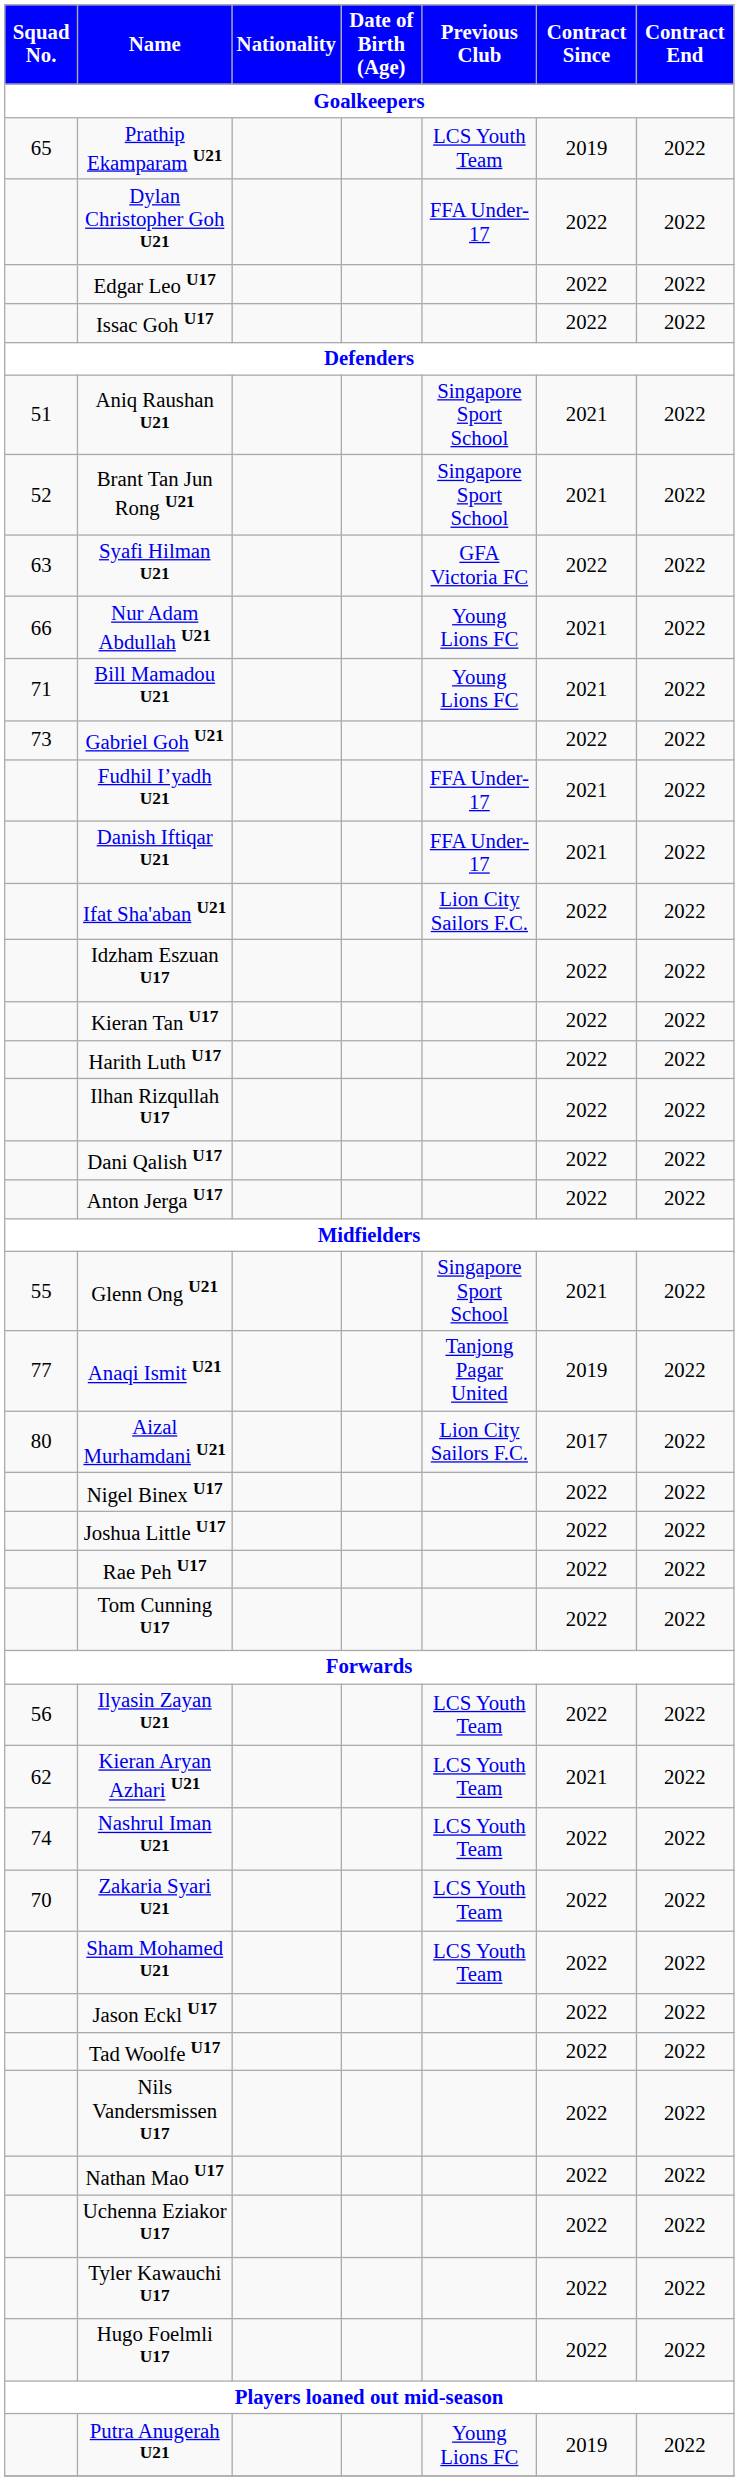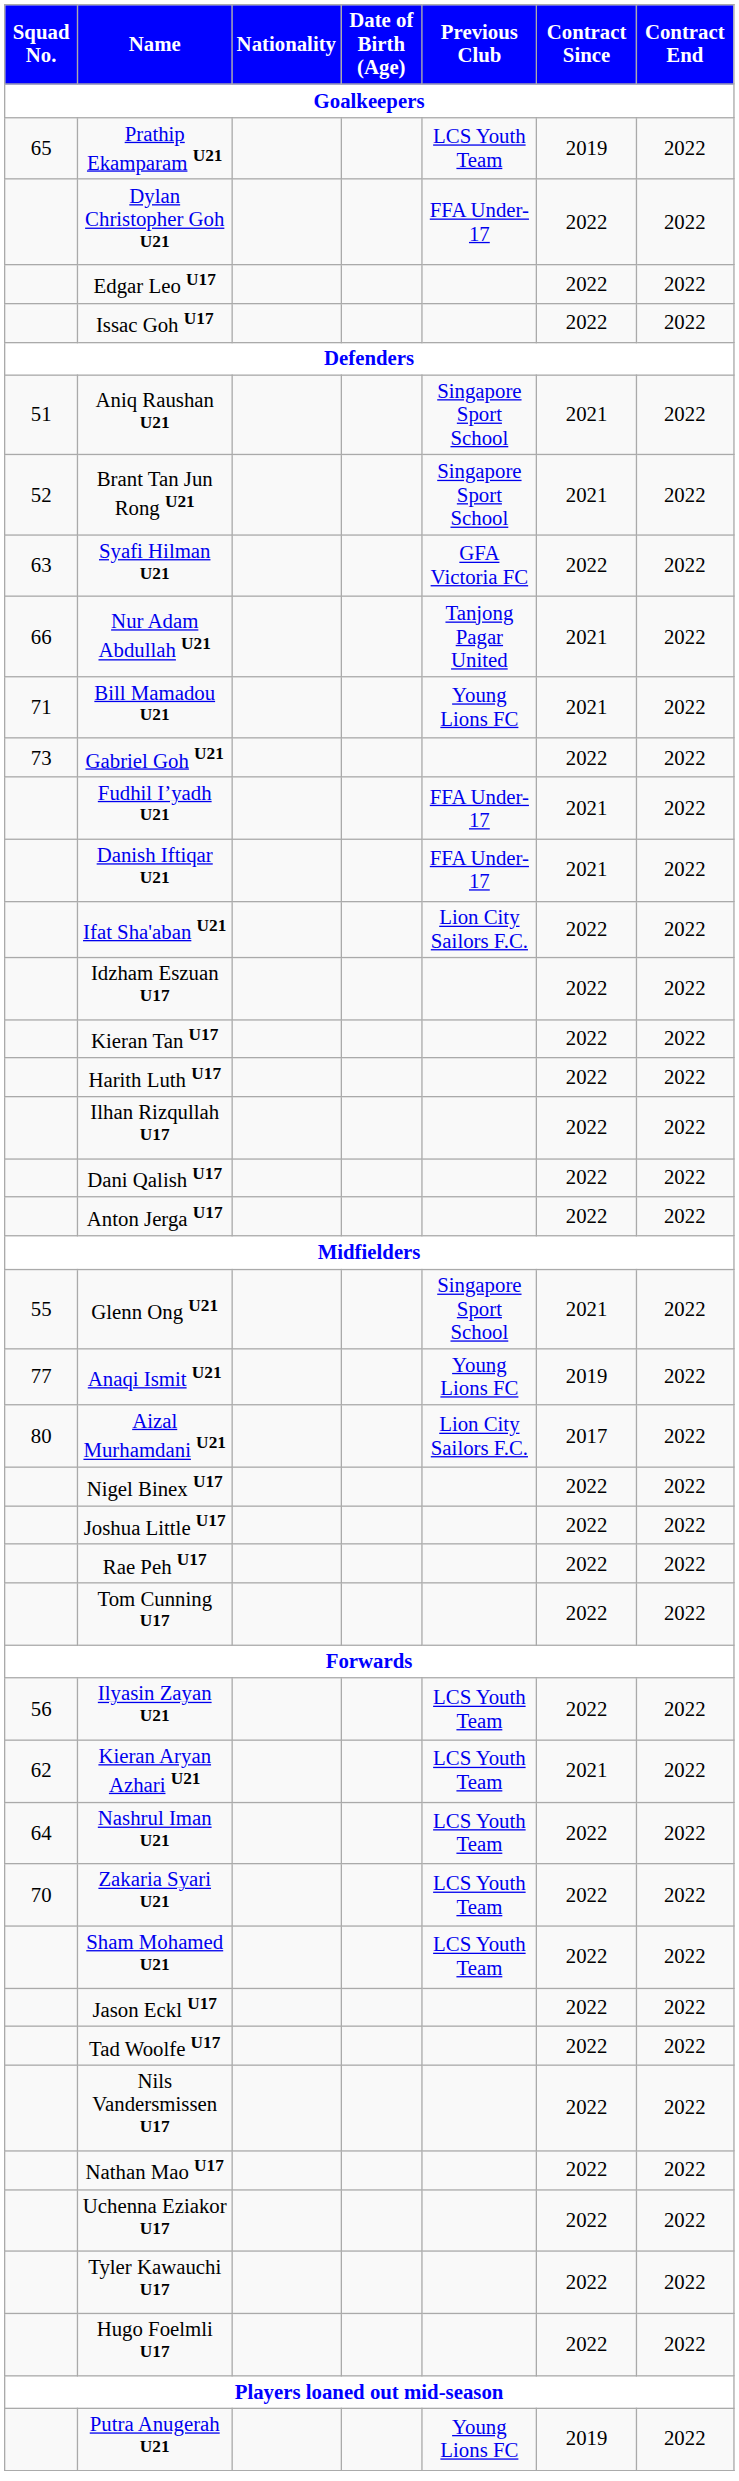(479, 627) Young Lions FC -> (479, 636) Tanjong Pagar United
(479, 1370) Tanjong Pagar United -> (479, 1376) Young Lions FC
(41, 1838) 74 -> (41, 1832) 64
